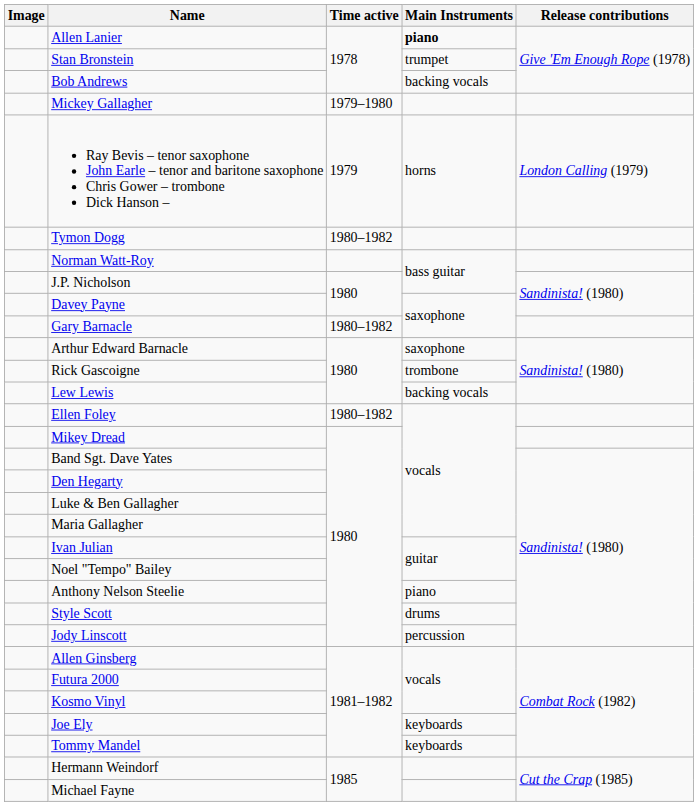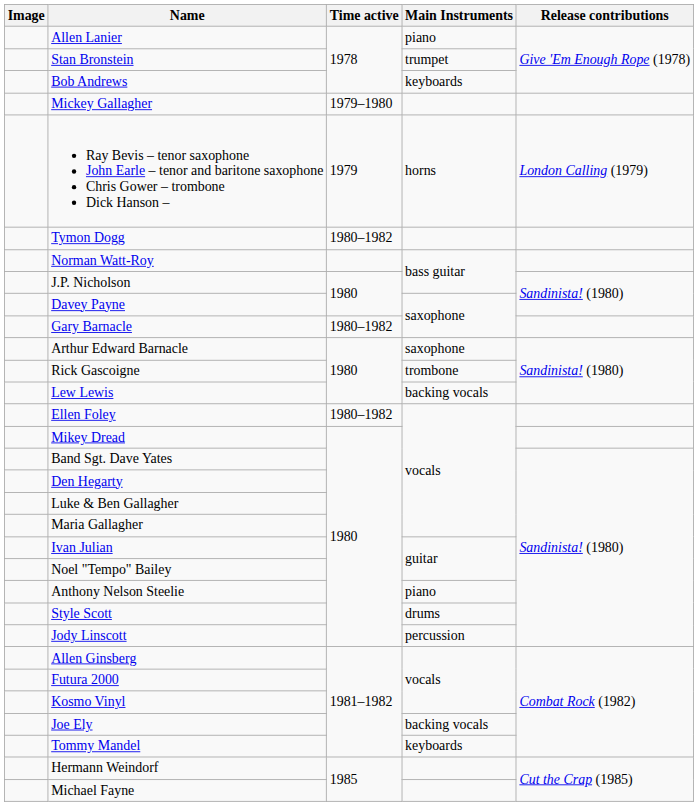(422, 37) bold -> (421, 37) normal
(447, 81) backing vocals -> (434, 81) keyboards
(434, 724) keyboards -> (447, 724) backing vocals
